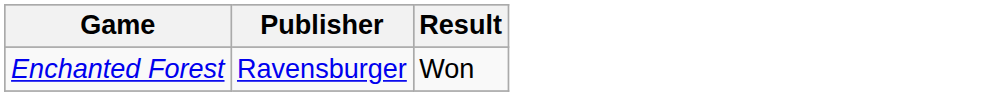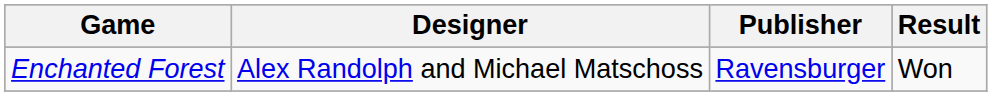+ column: (470, 25)
